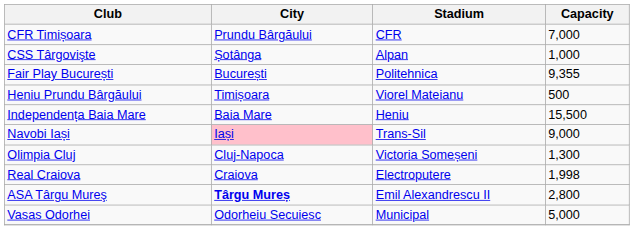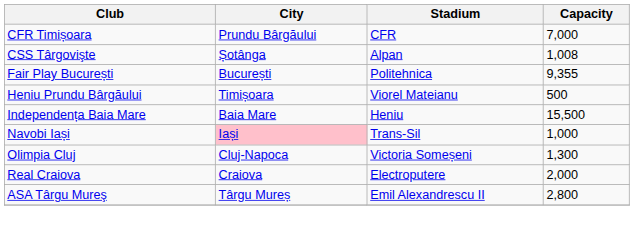(564, 54) 1,000 -> (562, 54) 1,008
(564, 134) 9,000 -> (562, 134) 1,000
(564, 174) 1,998 -> (562, 174) 2,000
(252, 194) bold -> (254, 194) normal
- row: (49, 214)
